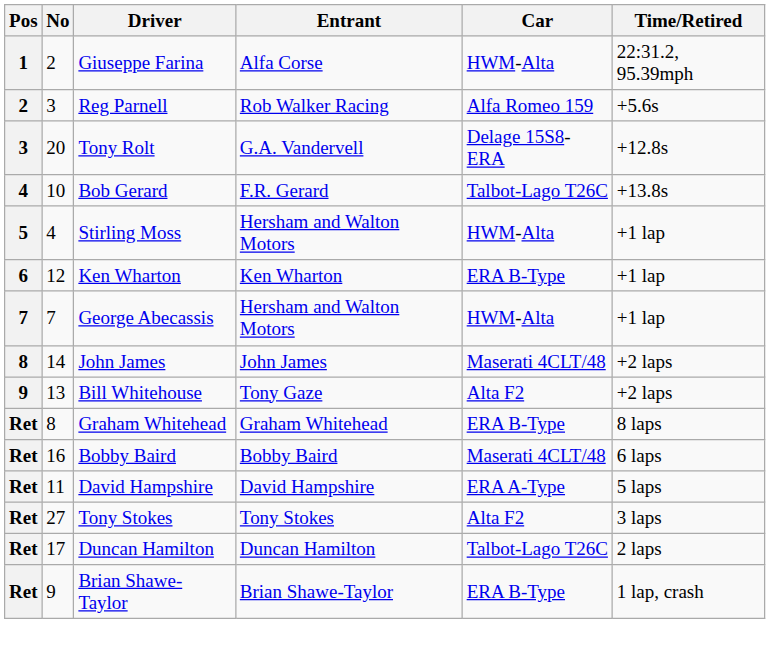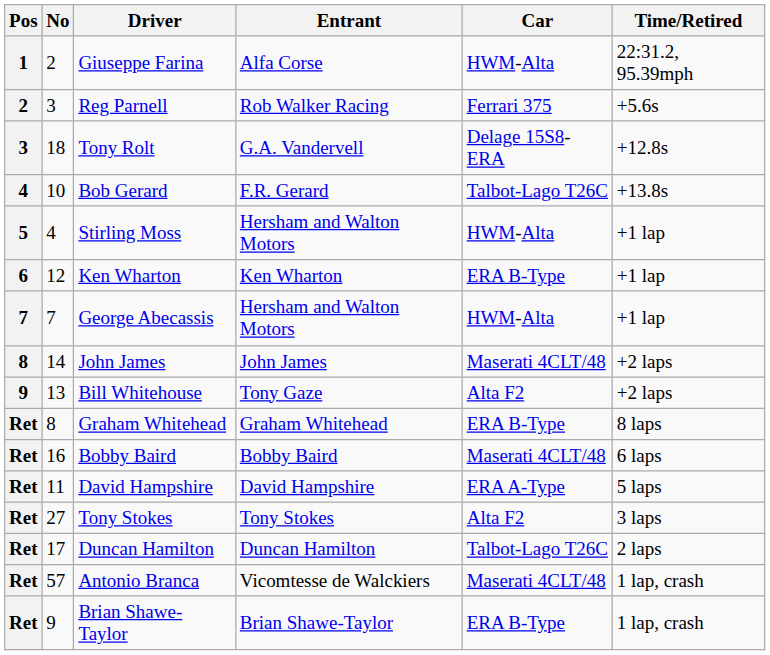(530, 105) Alfa Romeo 159 -> (509, 105) Ferrari 375
(56, 148) 20 -> (56, 148) 18
+ row: (139, 580)
